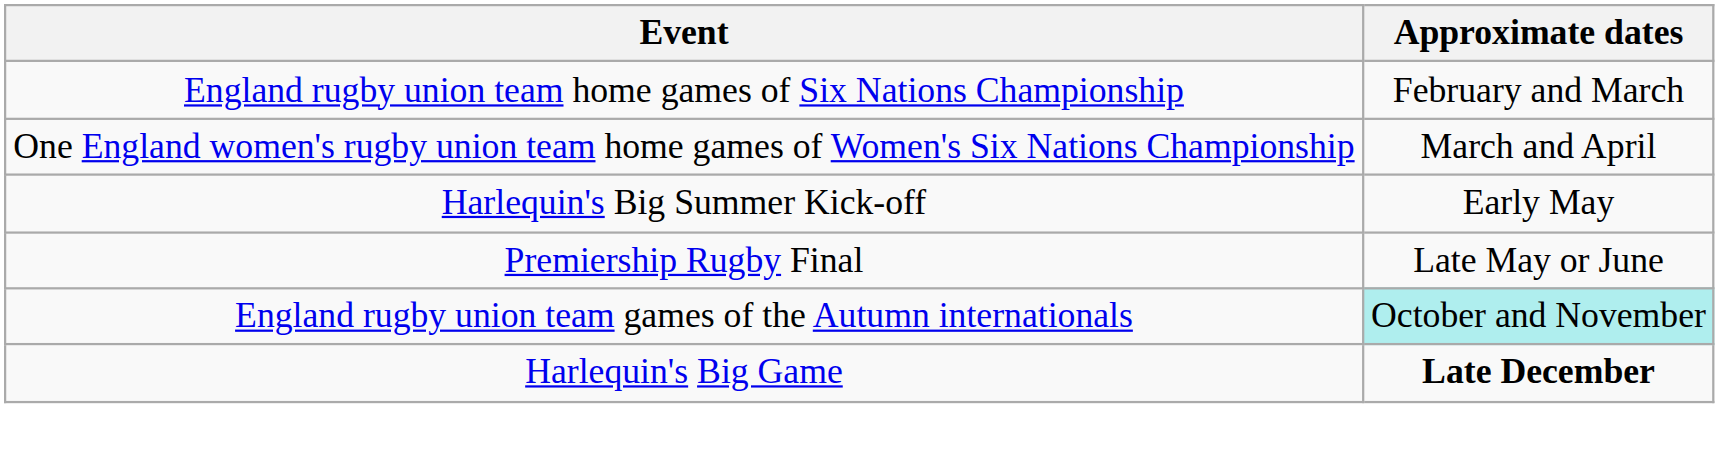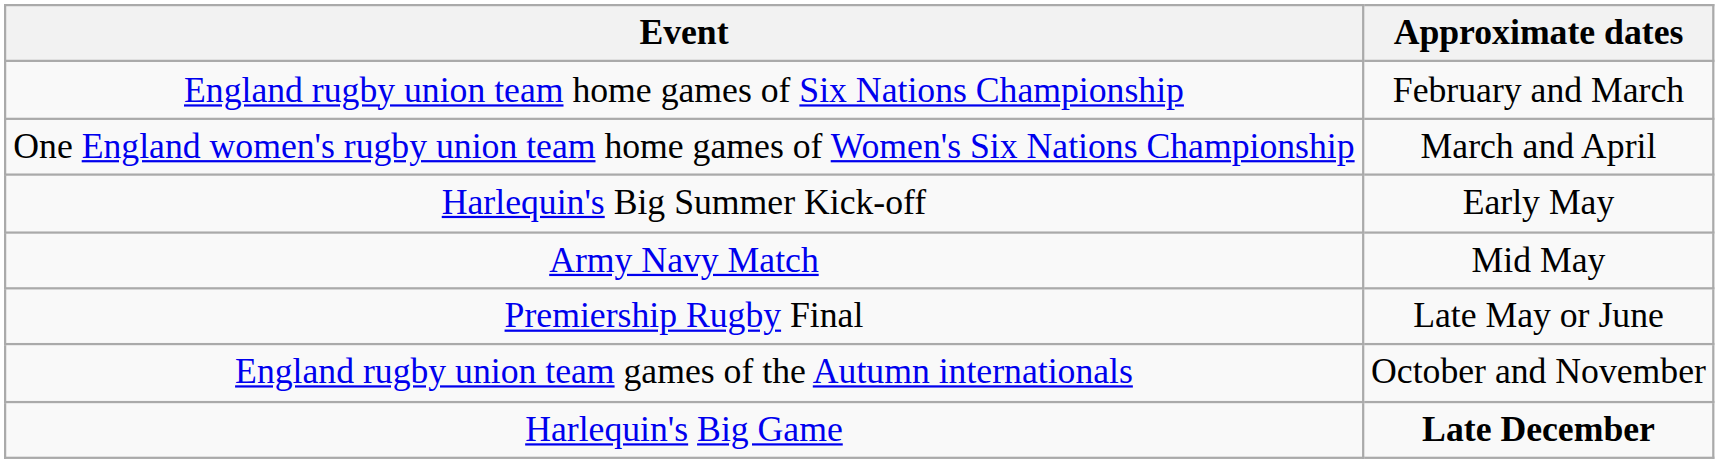+ row: (684, 259)
(1539, 315) paleturquoise background -> (1539, 372) no background
